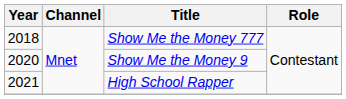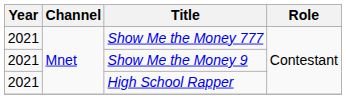(23, 37) 2018 -> (23, 37) 2021
(23, 60) 2020 -> (23, 60) 2021
